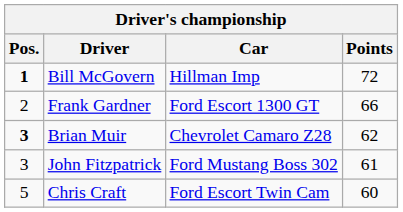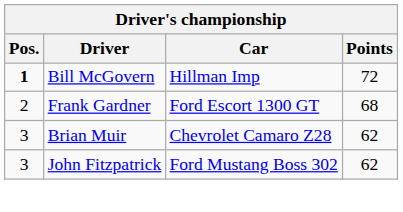(369, 106) 66 -> (369, 106) 68
(24, 135) bold -> (24, 135) normal
(369, 164) 61 -> (369, 164) 62
- row: (87, 193)
